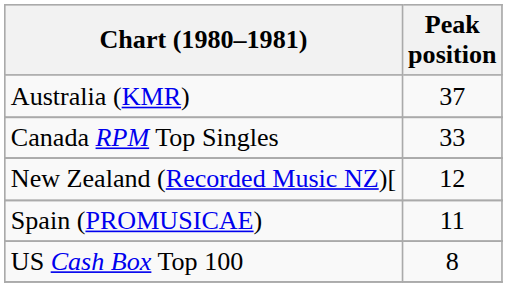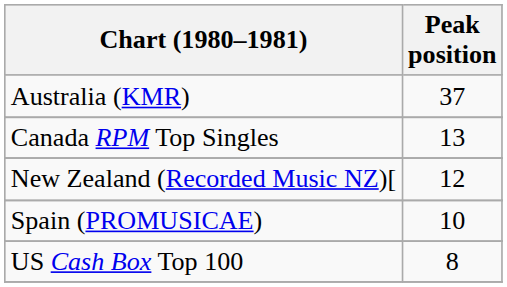(452, 137) 33 -> (452, 137) 13
(452, 219) 11 -> (452, 219) 10
